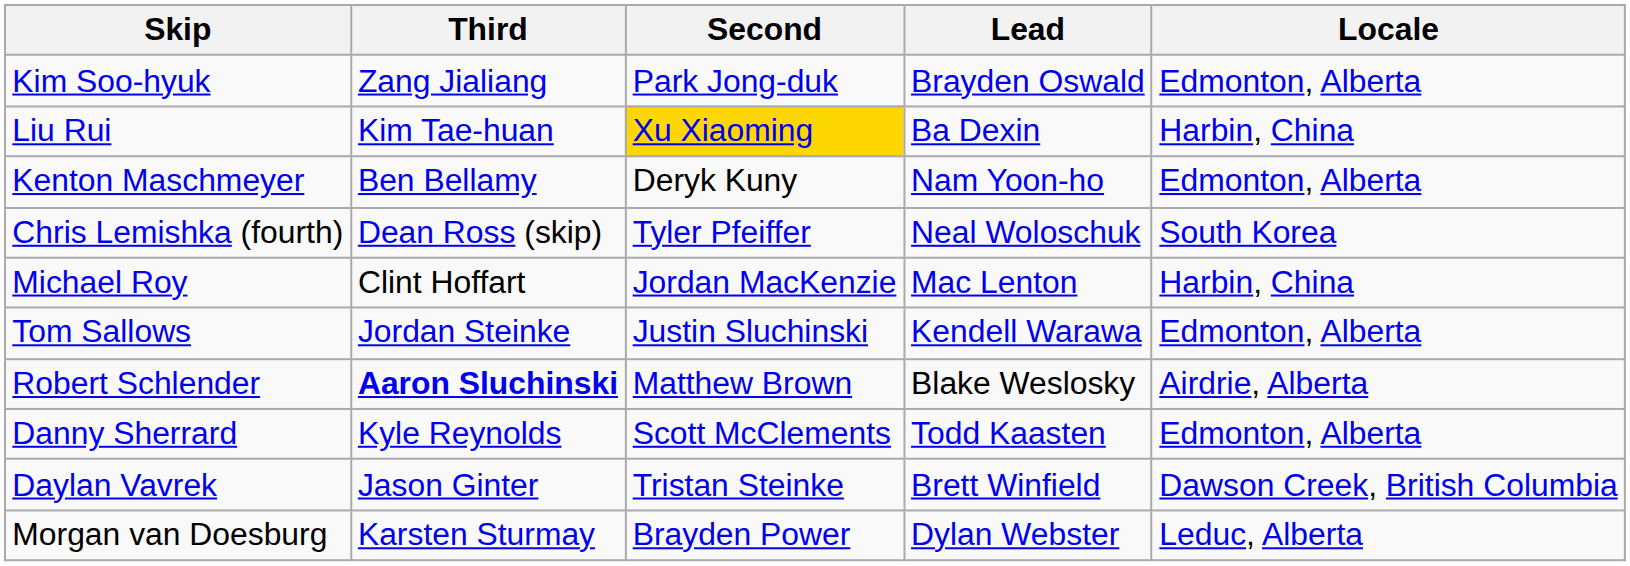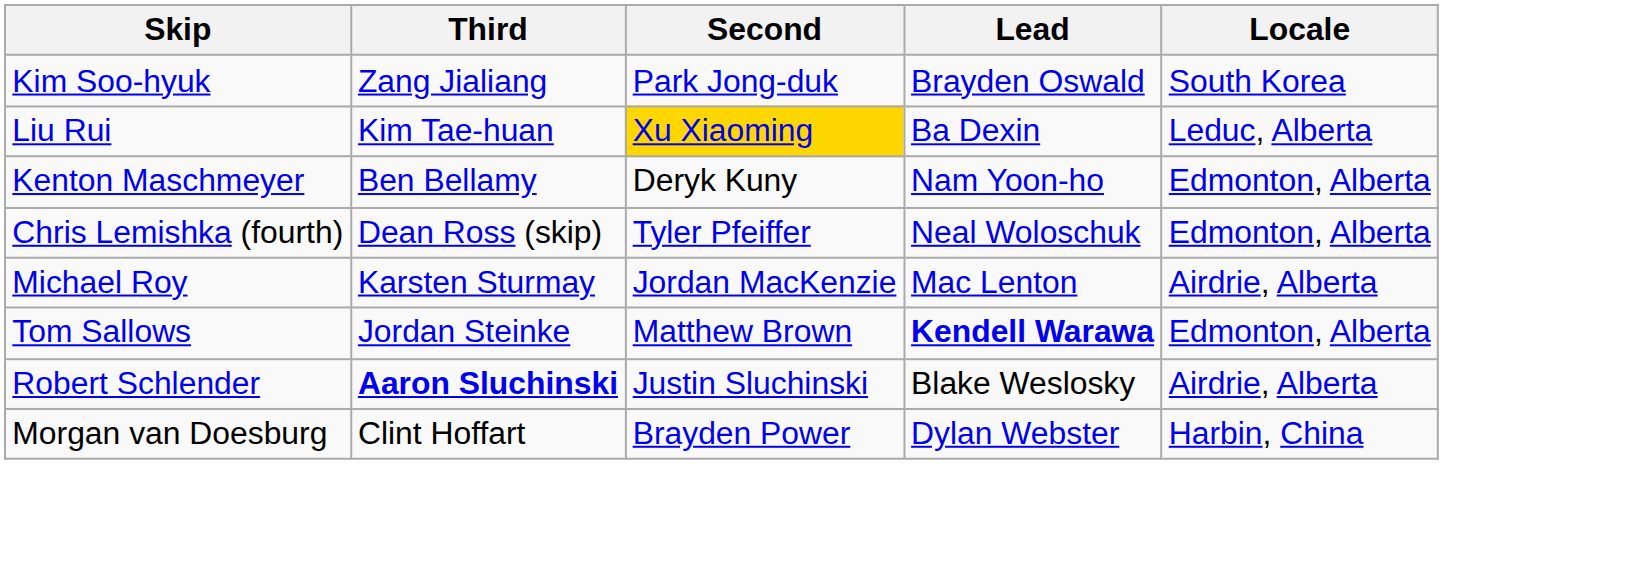(1290, 80) Edmonton, Alberta -> (1257, 80) South Korea
(1257, 130) Harbin, China -> (1271, 130) Leduc, Alberta
(1248, 231) South Korea -> (1300, 231) Edmonton, Alberta
(442, 282) Clint Hoffart -> (476, 282) Karsten Sturmay
(1257, 282) Harbin, China -> (1273, 282) Airdrie, Alberta
(750, 332) Justin Sluchinski -> (742, 332) Matthew Brown
(1026, 332) normal -> (1033, 332) bold
(742, 383) Matthew Brown -> (750, 383) Justin Sluchinski
- row: (125, 433)
- row: (115, 484)
(476, 534) Karsten Sturmay -> (442, 433) Clint Hoffart
(1261, 534) Leduc, Alberta -> (1266, 433) Harbin, China
